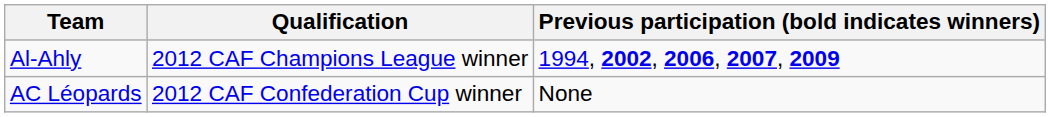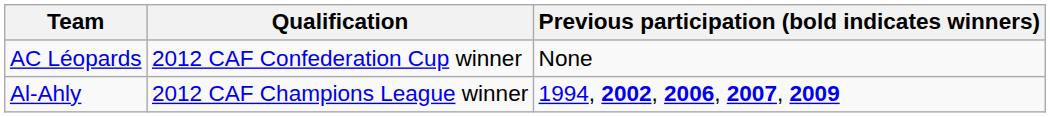rows swapped: (46, 58) <-> (76, 93)
